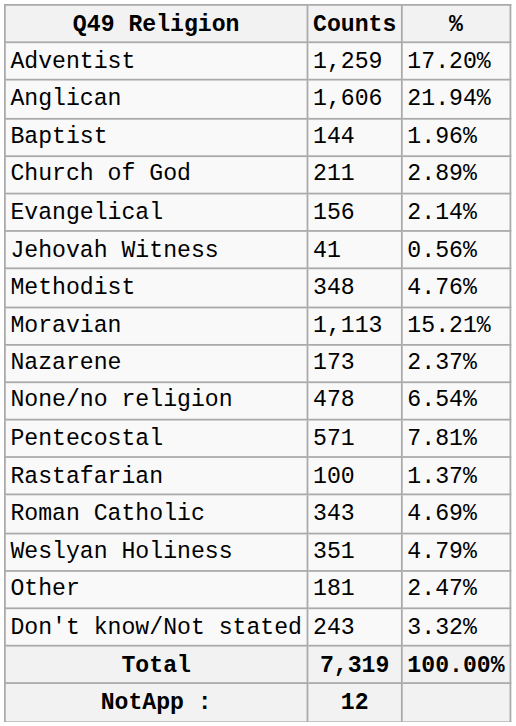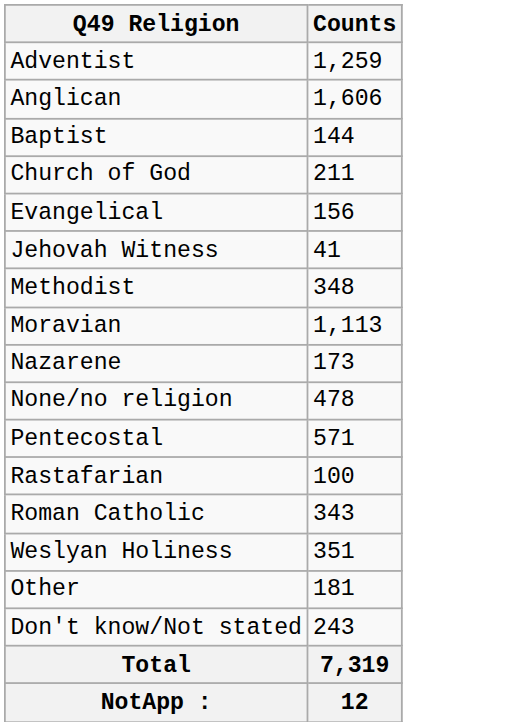- column: (456, 24)
